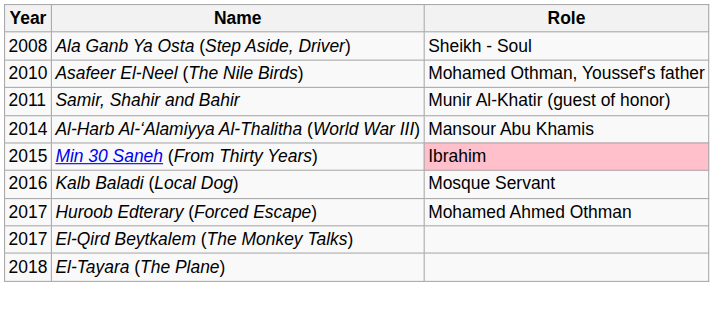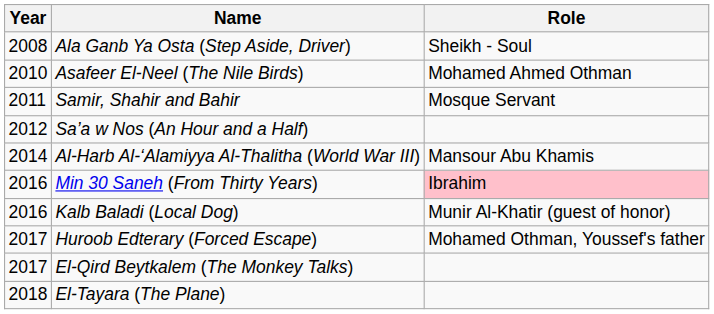(567, 73) Mohamed Othman, Youssef's father -> (530, 73) Mohamed Ahmed Othman
(549, 101) Munir Al-Khatir (guest of honor) -> (492, 101) Mosque Servant
+ row: (182, 128)
(28, 156) 2015 -> (28, 184) 2016
(492, 184) Mosque Servant -> (549, 211) Munir Al-Khatir (guest of honor)
(530, 211) Mohamed Ahmed Othman -> (567, 239) Mohamed Othman, Youssef's father
